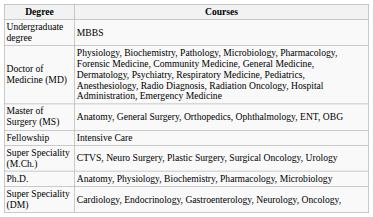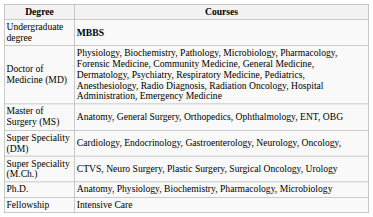(90, 32) normal -> (90, 32) bold
rows swapped: (38, 199) <-> (28, 137)
